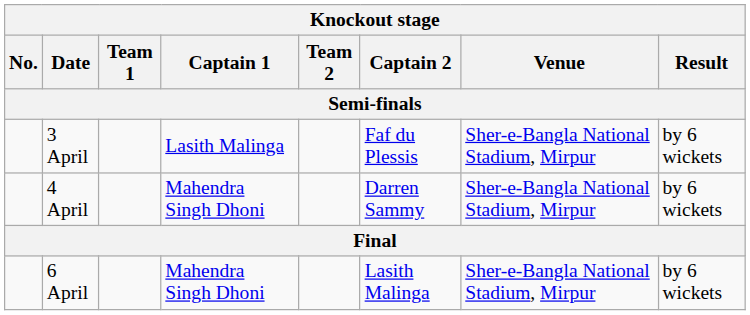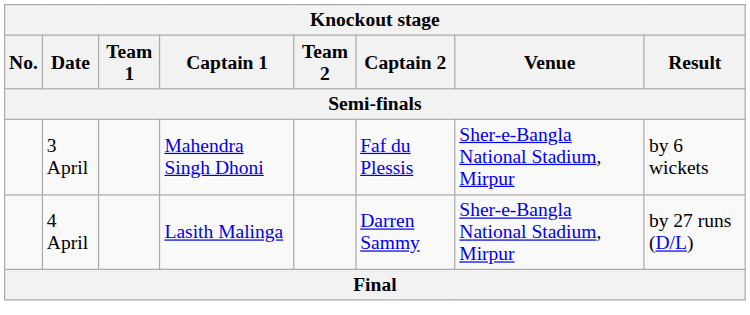(225, 145) Lasith Malinga -> (214, 156) Mahendra Singh Dhoni
(215, 198) Mahendra Singh Dhoni -> (224, 231) Lasith Malinga
(692, 198) by 6 wickets -> (690, 231) by 27 runs (D/L)
- row: (67, 282)
